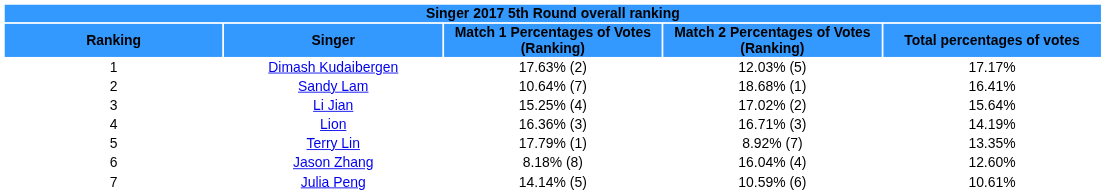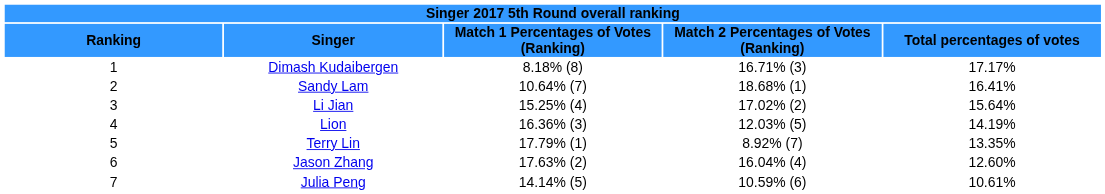(553, 67) 17.63% (2) -> (553, 67) 8.18% (8)
(772, 67) 12.03% (5) -> (772, 67) 16.71% (3)
(772, 124) 16.71% (3) -> (772, 124) 12.03% (5)
(553, 163) 8.18% (8) -> (553, 163) 17.63% (2)
